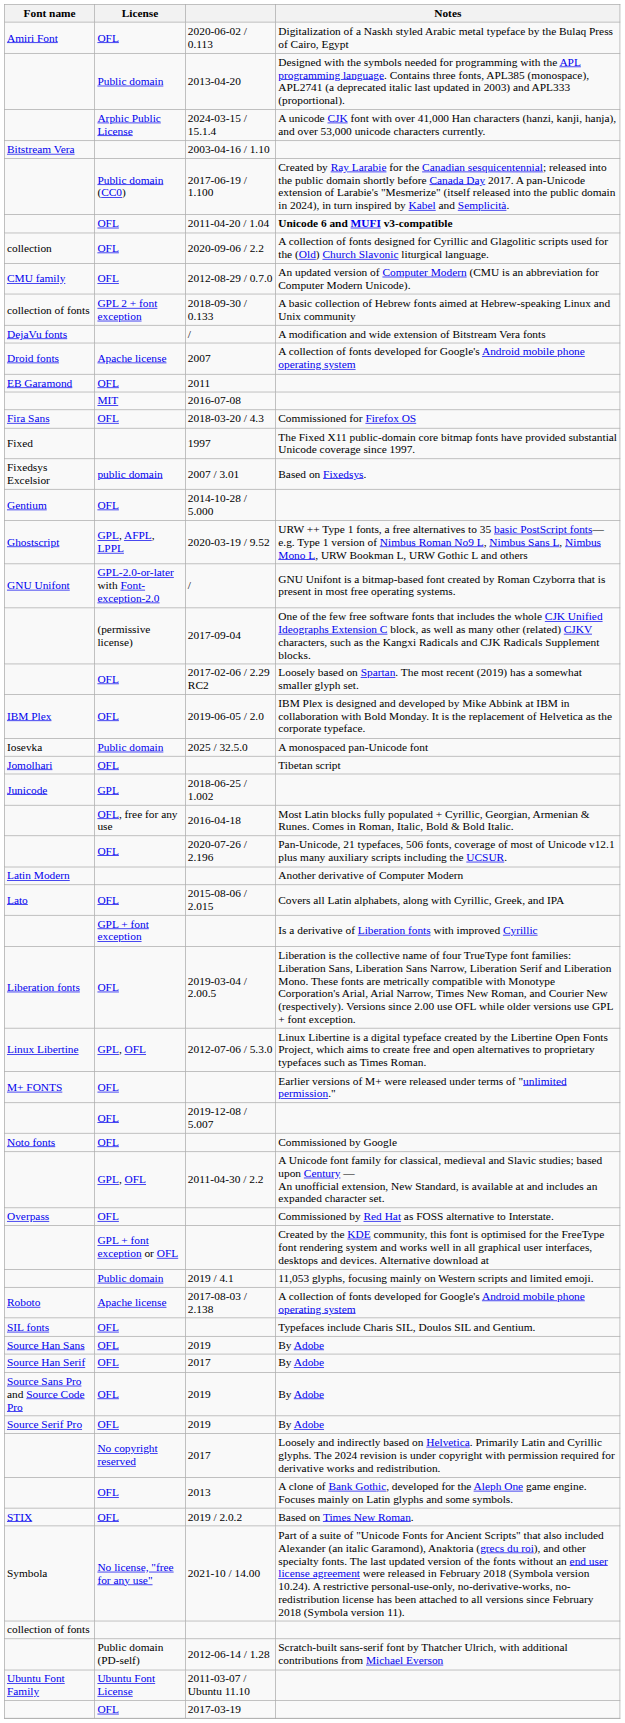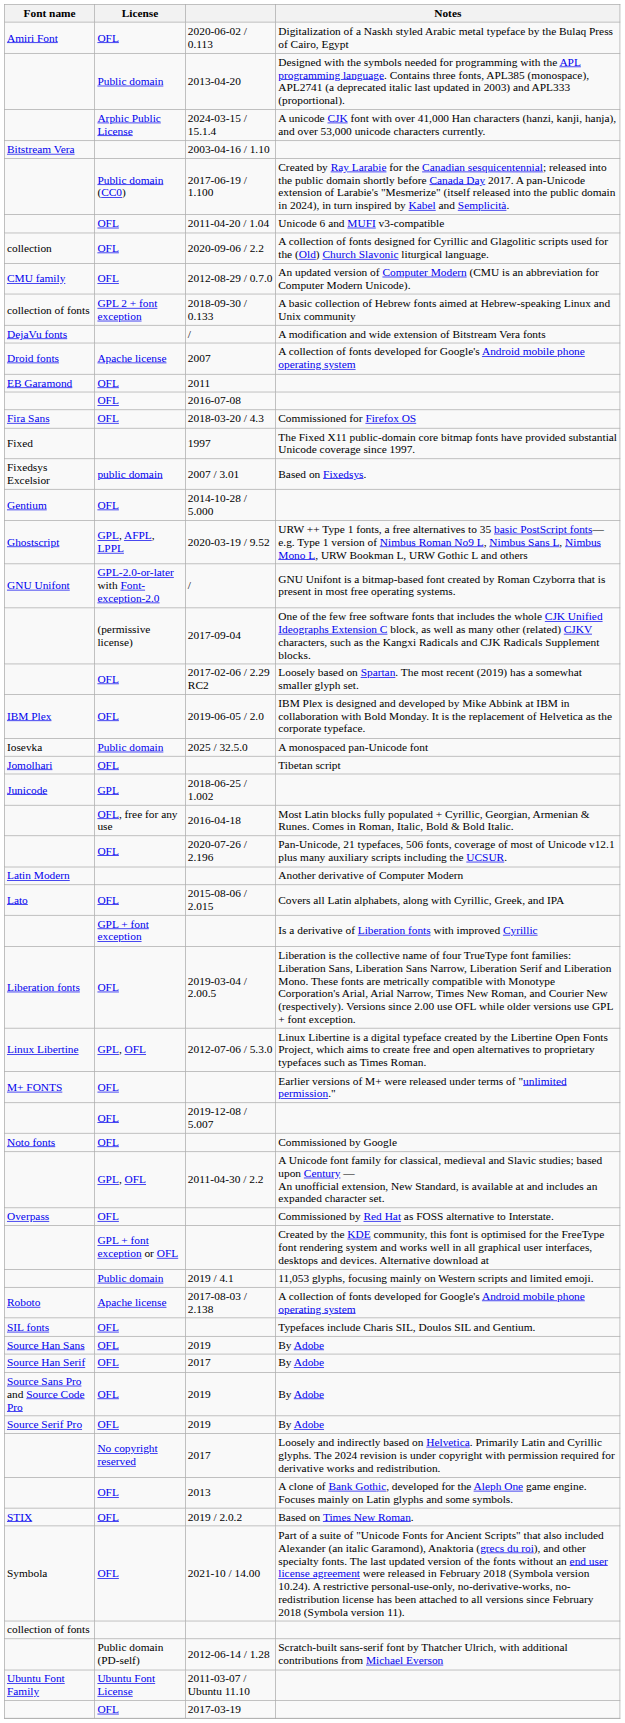(365, 223) bold -> (361, 223) normal
(108, 401) MIT -> (108, 401) OFL
(136, 1573) No license, "free for any use" -> (108, 1573) OFL
